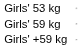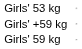rows swapped: (32, 24) <-> (36, 39)
